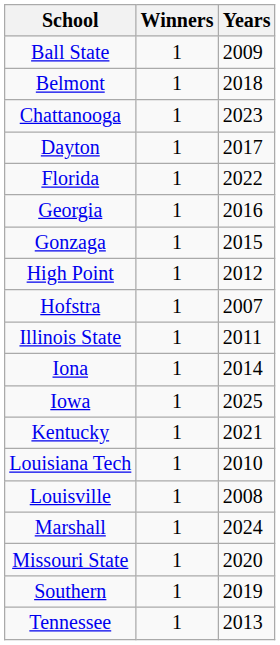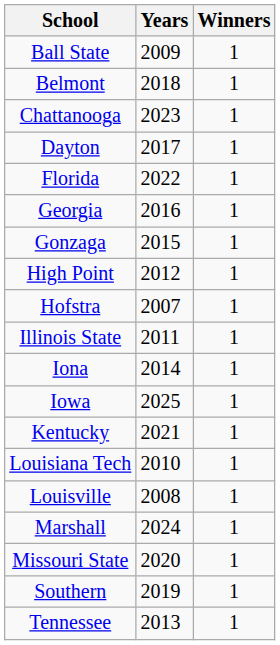columns swapped: (177, 20) <-> (247, 20)
